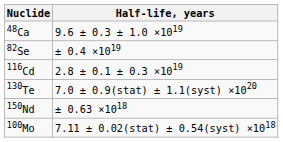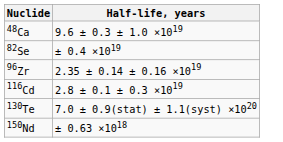+ row: (18, 70)
- row: (21, 128)
